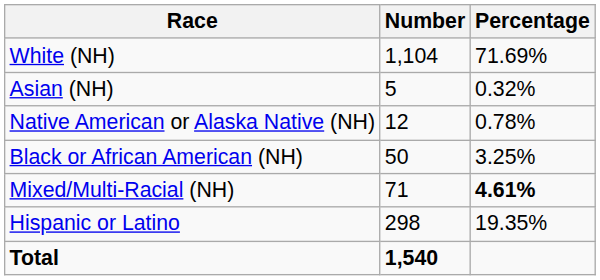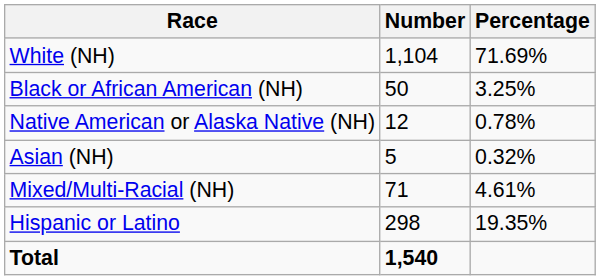rows swapped: (156, 156) <-> (62, 88)
(505, 190) bold -> (505, 190) normal
